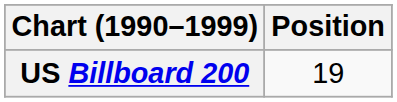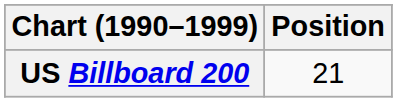(328, 73) 19 -> (328, 73) 21
